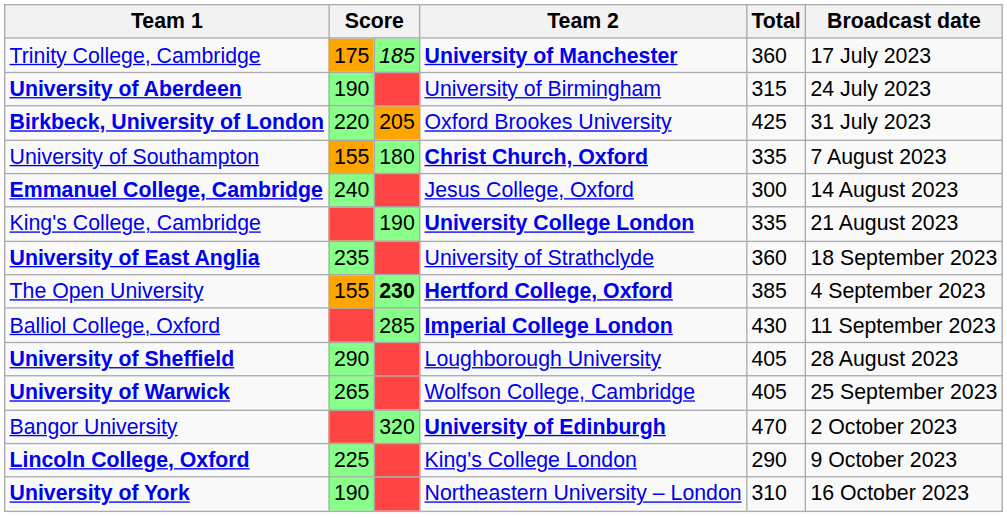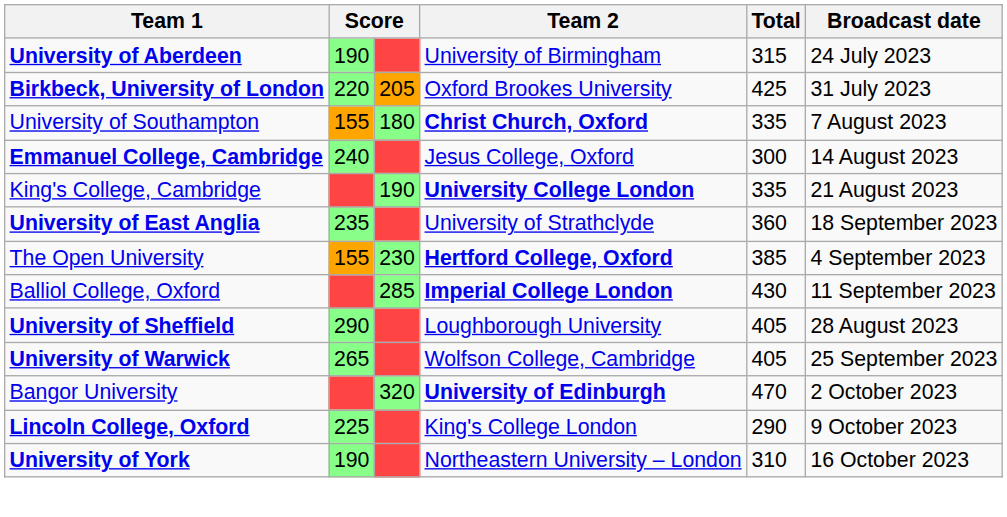- row: (135, 55)
(397, 291) bold -> (397, 257) normal
